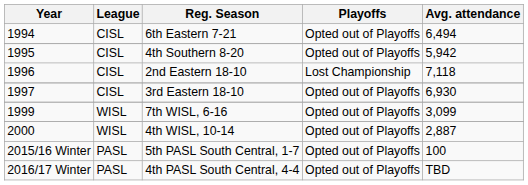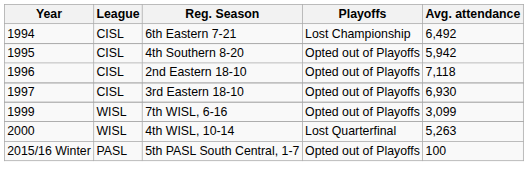(362, 33) Opted out of Playoffs -> (358, 33) Lost Championship
(441, 33) 6,494 -> (441, 33) 6,492
(358, 72) Lost Championship -> (362, 72) Opted out of Playoffs
(362, 131) Opted out of Playoffs -> (351, 131) Lost Quarterfinal
(441, 131) 2,887 -> (441, 131) 5,263
- row: (222, 170)
